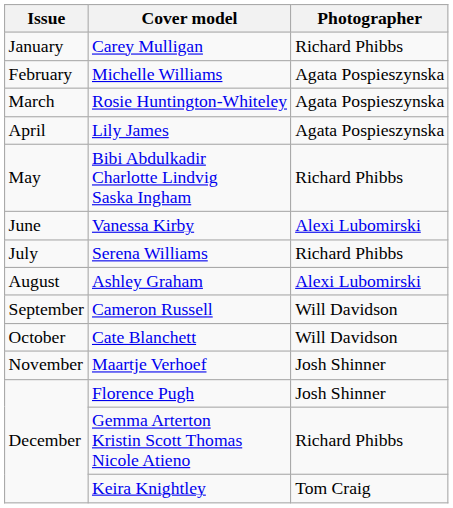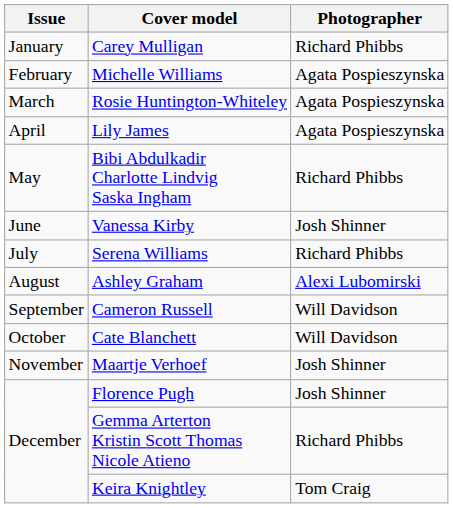(358, 225) Alexi Lubomirski -> (340, 225) Josh Shinner
